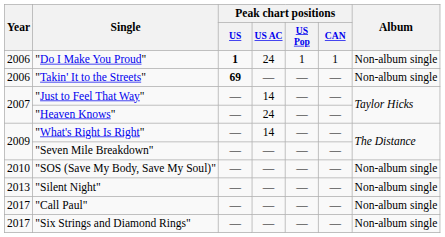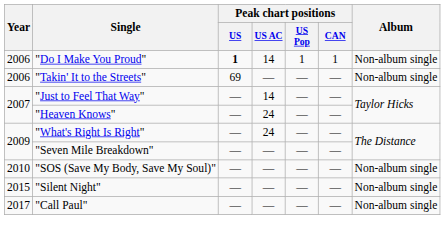(269, 59) 24 -> (269, 59) 14
(235, 77) bold -> (235, 77) normal
(269, 132) 14 -> (269, 132) 24
(19, 187) 2013 -> (19, 187) 2015
- row: (113, 223)
